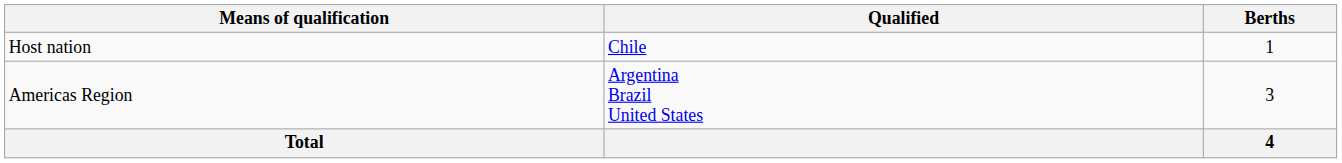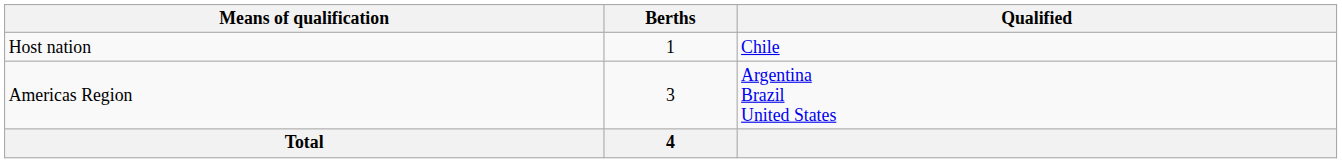columns swapped: (1270, 18) <-> (903, 18)
